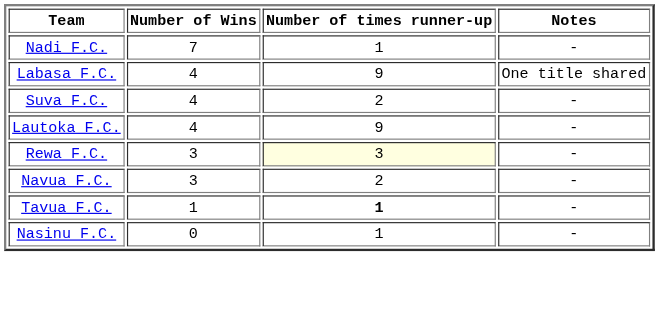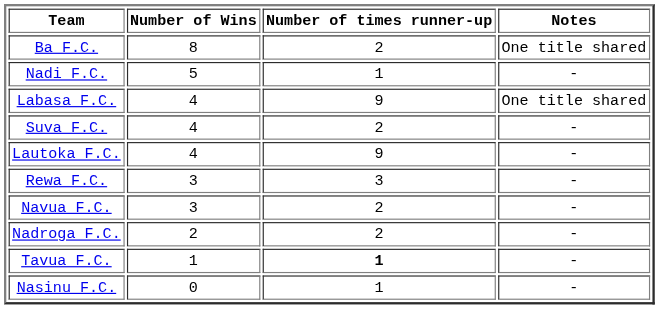+ row: (66, 47)
(193, 47) 7 -> (193, 74) 5
(379, 154) lightyellow background -> (379, 181) no background
+ row: (66, 234)
